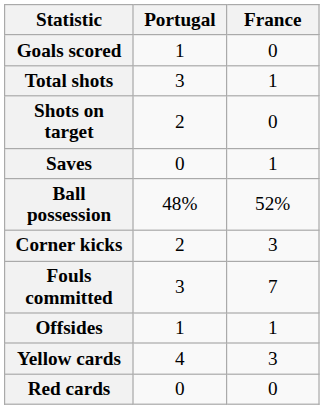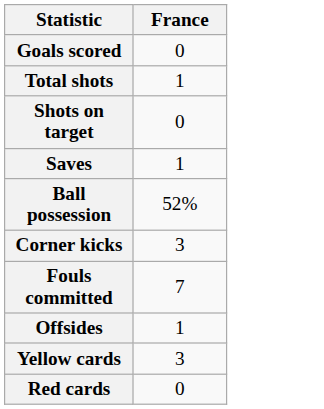- column: (180, 19)
